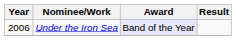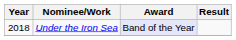(19, 27) 2006 -> (19, 27) 2018
